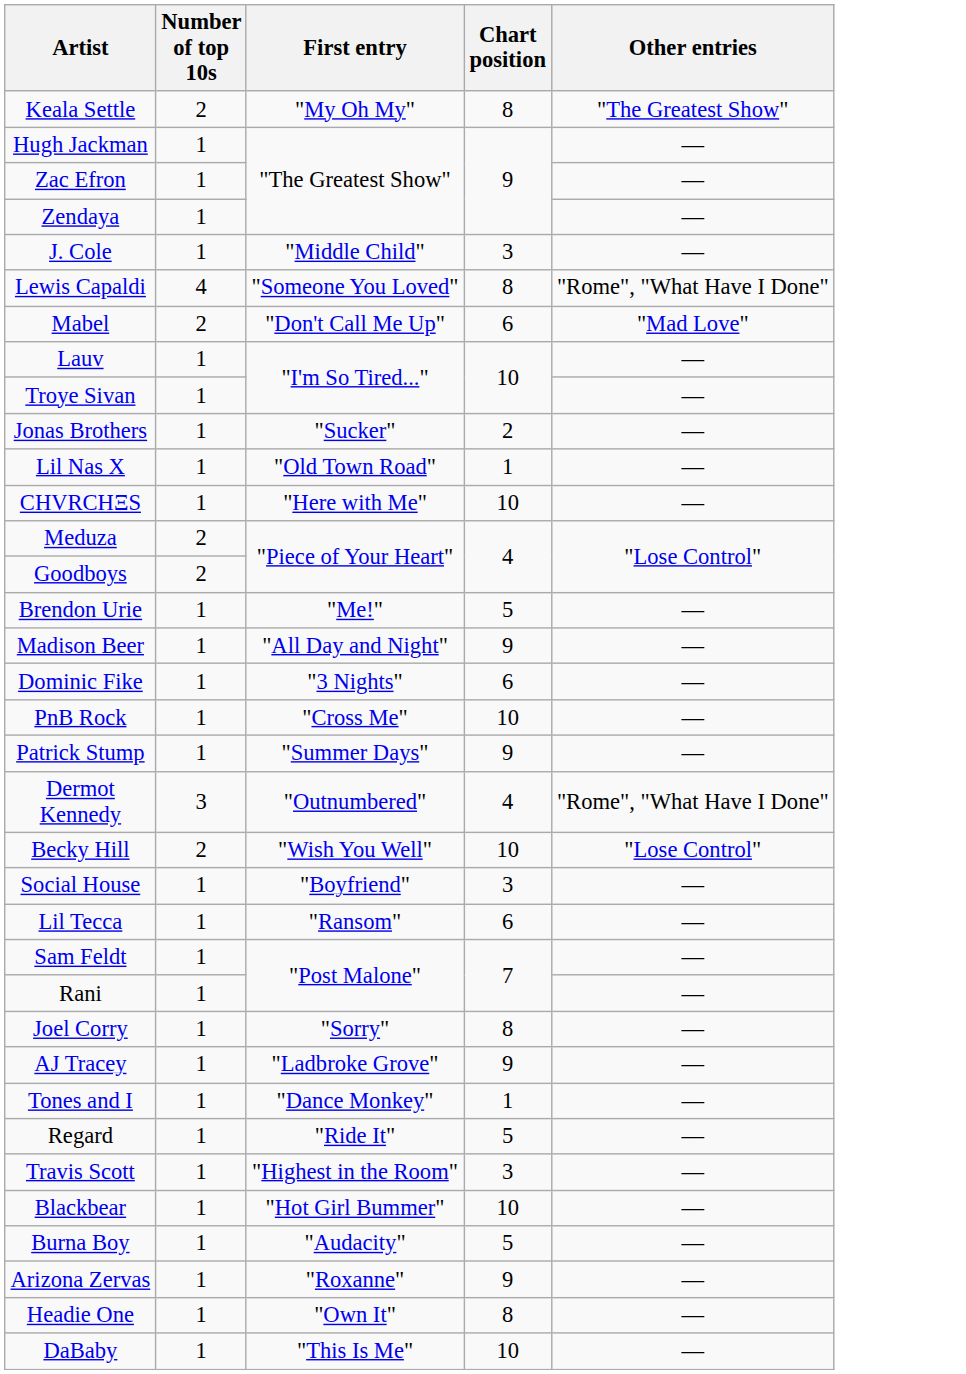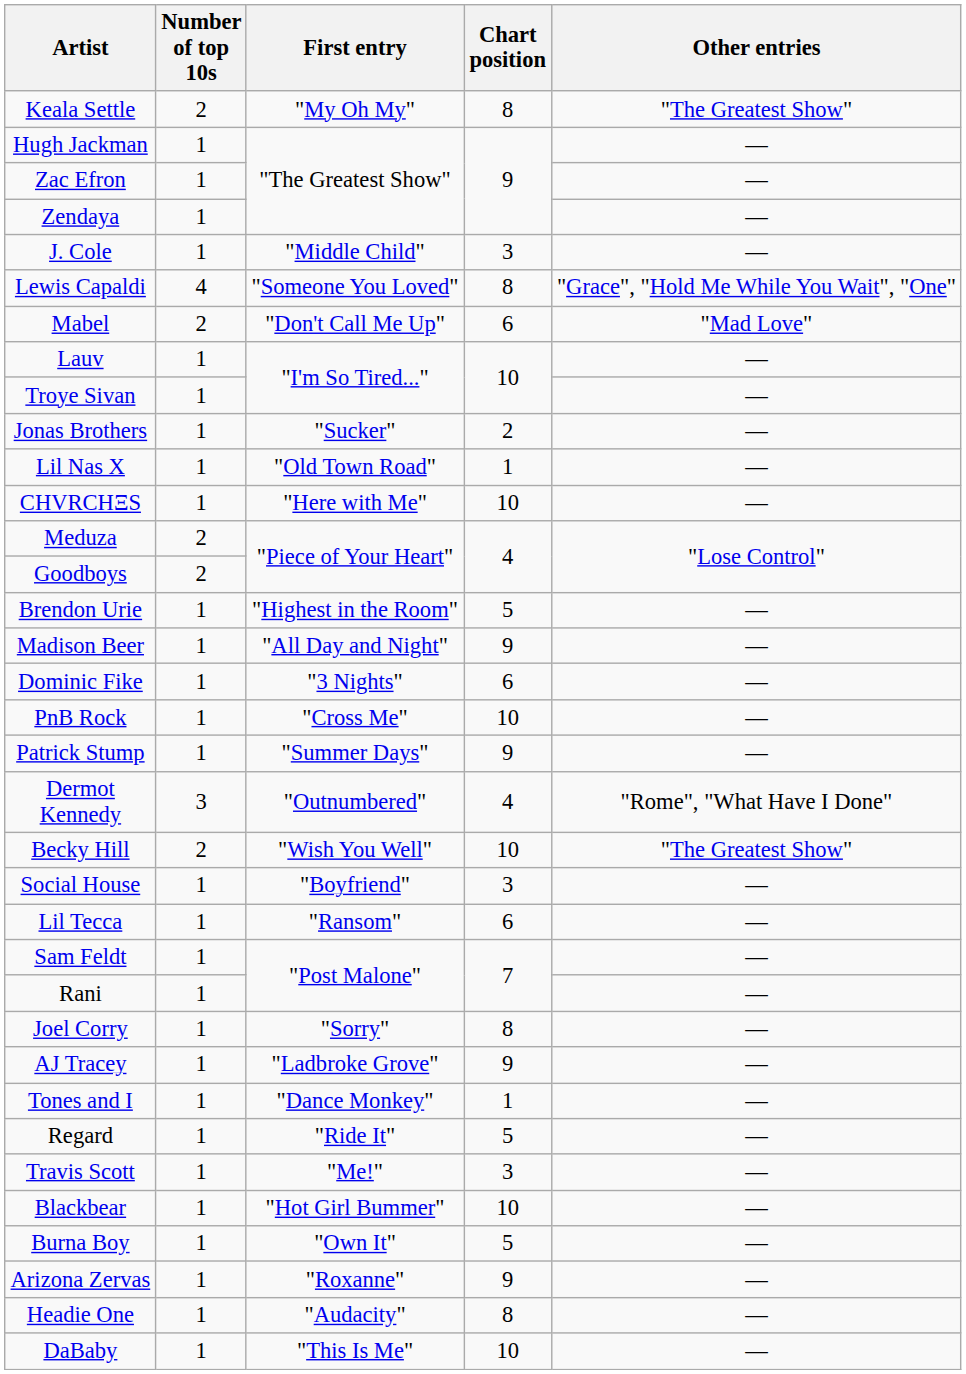(693, 287) "Rome", "What Have I Done" -> (756, 287) "Grace", "Hold Me While You Wait", "One"
(355, 609) "Me!" -> (355, 609) "Highest in the Room"
(693, 849) "Lose Control" -> (756, 849) "The Greatest Show"
(355, 1171) "Highest in the Room" -> (355, 1171) "Me!"
(355, 1243) "Audacity" -> (355, 1243) "Own It"
(355, 1315) "Own It" -> (355, 1315) "Audacity"
